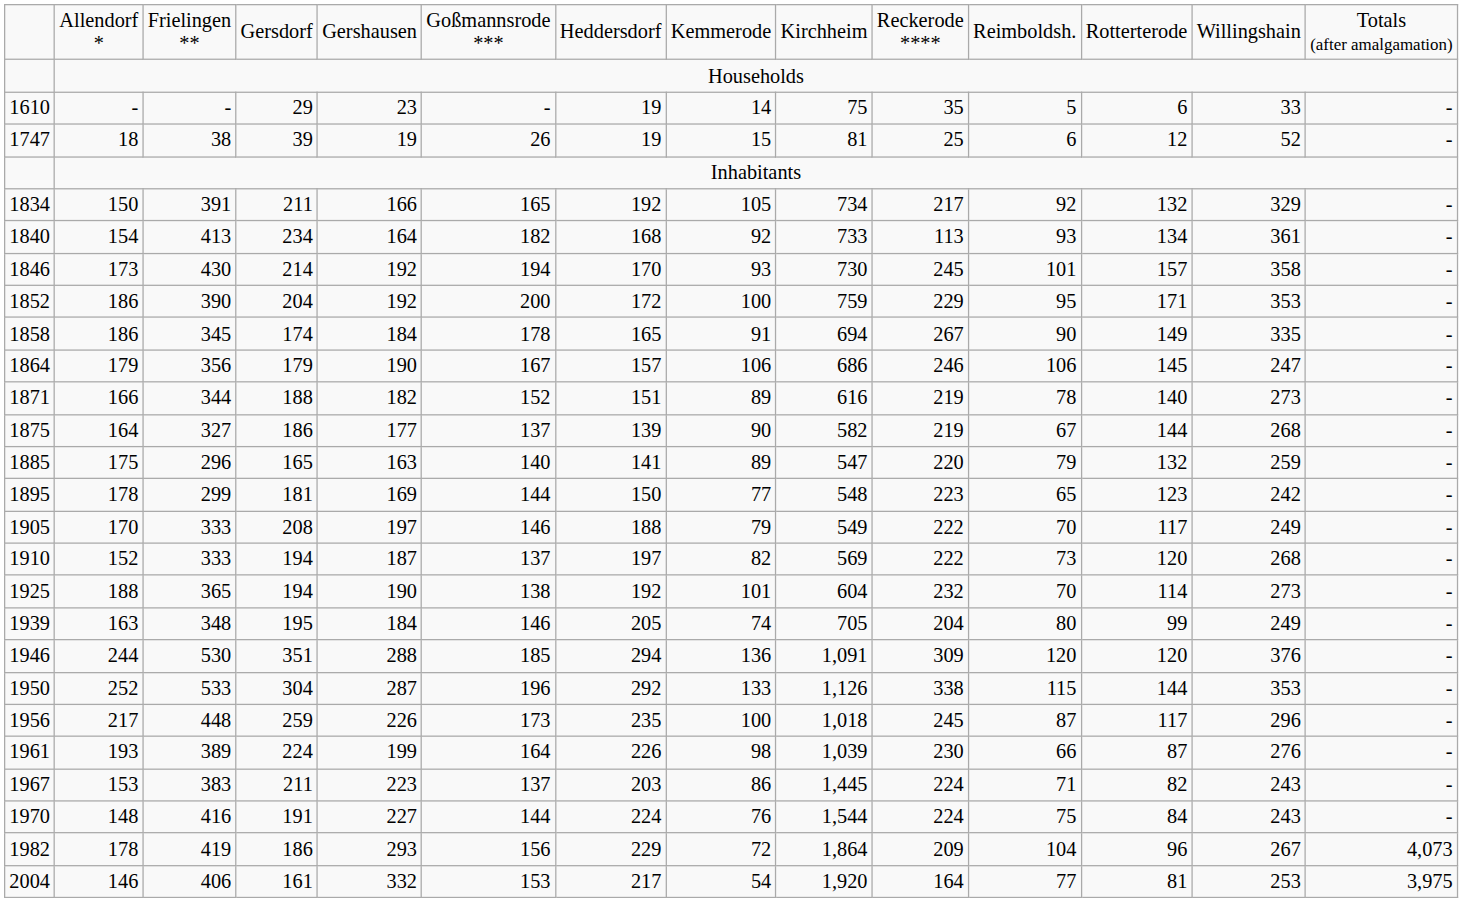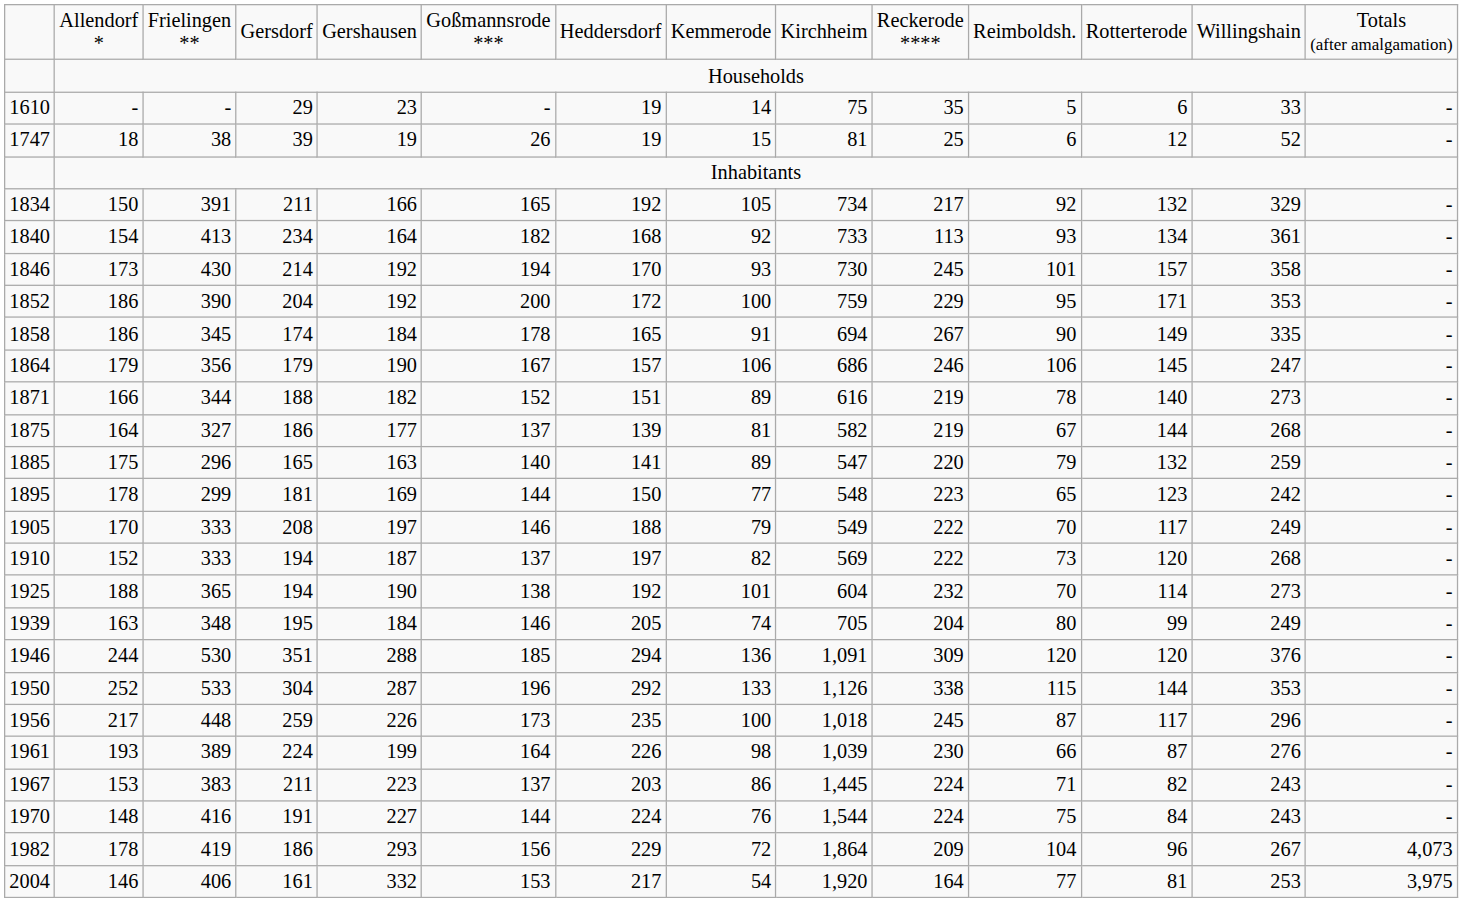(761, 430) 90 -> (761, 430) 81
